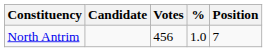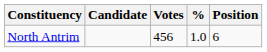(216, 36) 7 -> (216, 36) 6
